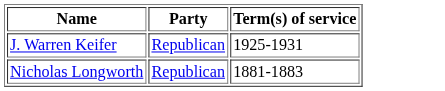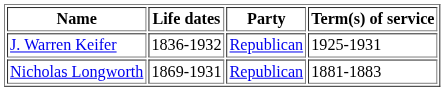+ column: (186, 19)
